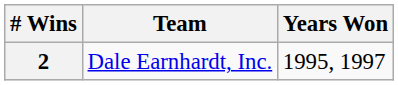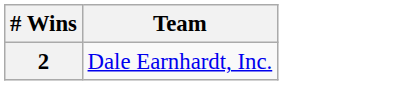- column: (335, 23)
